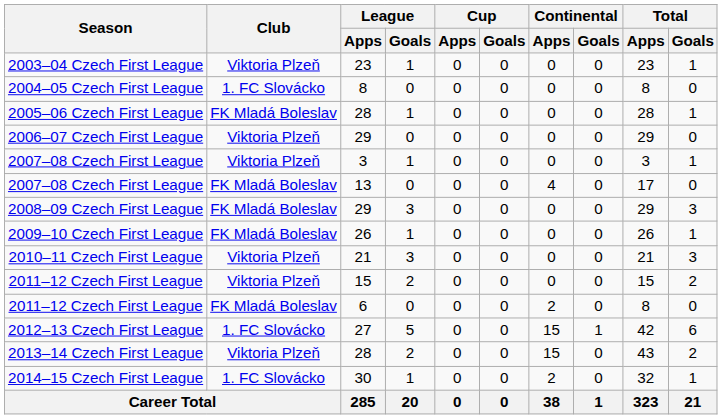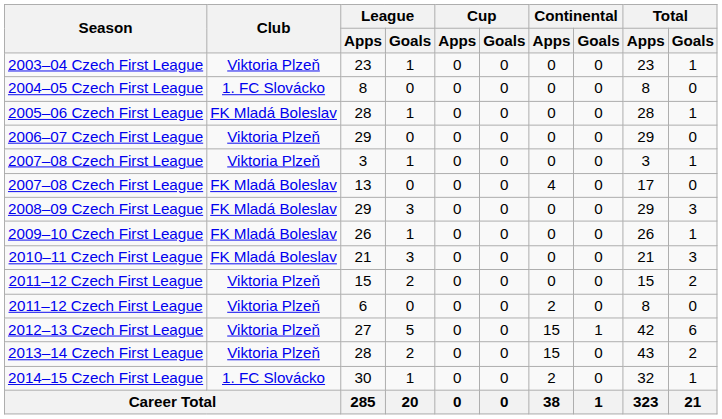(274, 257) Viktoria Plzeň -> (274, 257) FK Mladá Boleslav
(274, 305) FK Mladá Boleslav -> (274, 305) Viktoria Plzeň
(274, 329) 1. FC Slovácko -> (274, 329) Viktoria Plzeň
